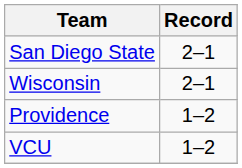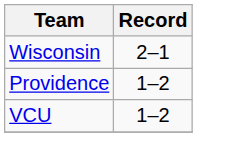- row: (82, 52)
